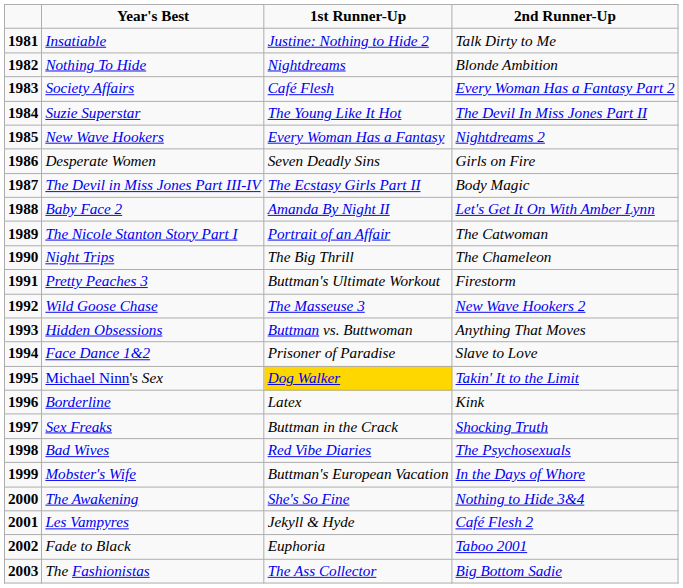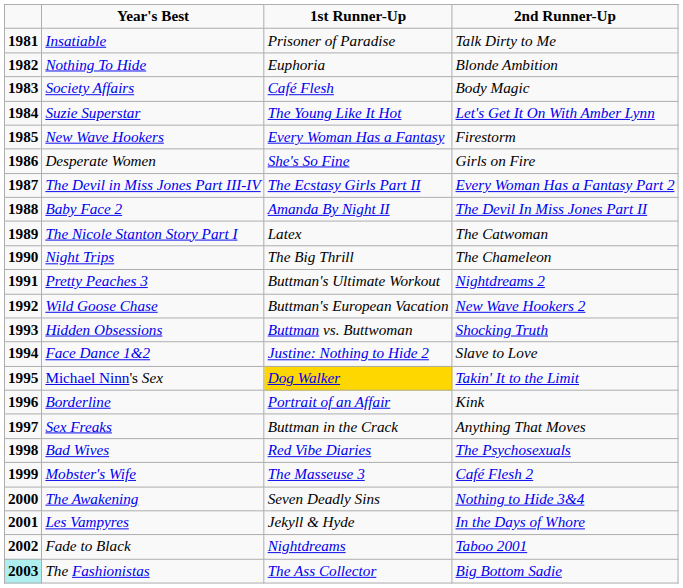(348, 40) Justine: Nothing to Hide 2 -> (331, 40) Prisoner of Paradise
(307, 64) Nightdreams -> (296, 64) Euphoria
(565, 88) Every Woman Has a Fantasy Part 2 -> (492, 88) Body Magic
(551, 112) The Devil In Miss Jones Part II -> (555, 112) Let's Get It On With Amber Lynn
(500, 137) Nightdreams 2 -> (486, 137) Firestorm
(324, 161) Seven Deadly Sins -> (309, 161) She's So Fine
(492, 185) Body Magic -> (565, 185) Every Woman Has a Fantasy Part 2
(555, 209) Let's Get It On With Amber Lynn -> (551, 209) The Devil In Miss Jones Part II
(329, 233) Portrait of an Affair -> (285, 233) Latex
(486, 281) Firestorm -> (500, 281) Nightdreams 2
(316, 305) The Masseuse 3 -> (358, 305) Buttman's European Vacation
(521, 329) Anything That Moves -> (502, 329) Shocking Truth
(331, 354) Prisoner of Paradise -> (348, 354) Justine: Nothing to Hide 2
(285, 402) Latex -> (329, 402) Portrait of an Affair
(502, 426) Shocking Truth -> (521, 426) Anything That Moves
(358, 474) Buttman's European Vacation -> (316, 474) The Masseuse 3
(520, 474) In the Days of Whore -> (494, 474) Café Flesh 2
(309, 498) She's So Fine -> (324, 498) Seven Deadly Sins
(494, 522) Café Flesh 2 -> (520, 522) In the Days of Whore
(296, 546) Euphoria -> (307, 546) Nightdreams
(23, 570) no background -> (23, 570) paleturquoise background
